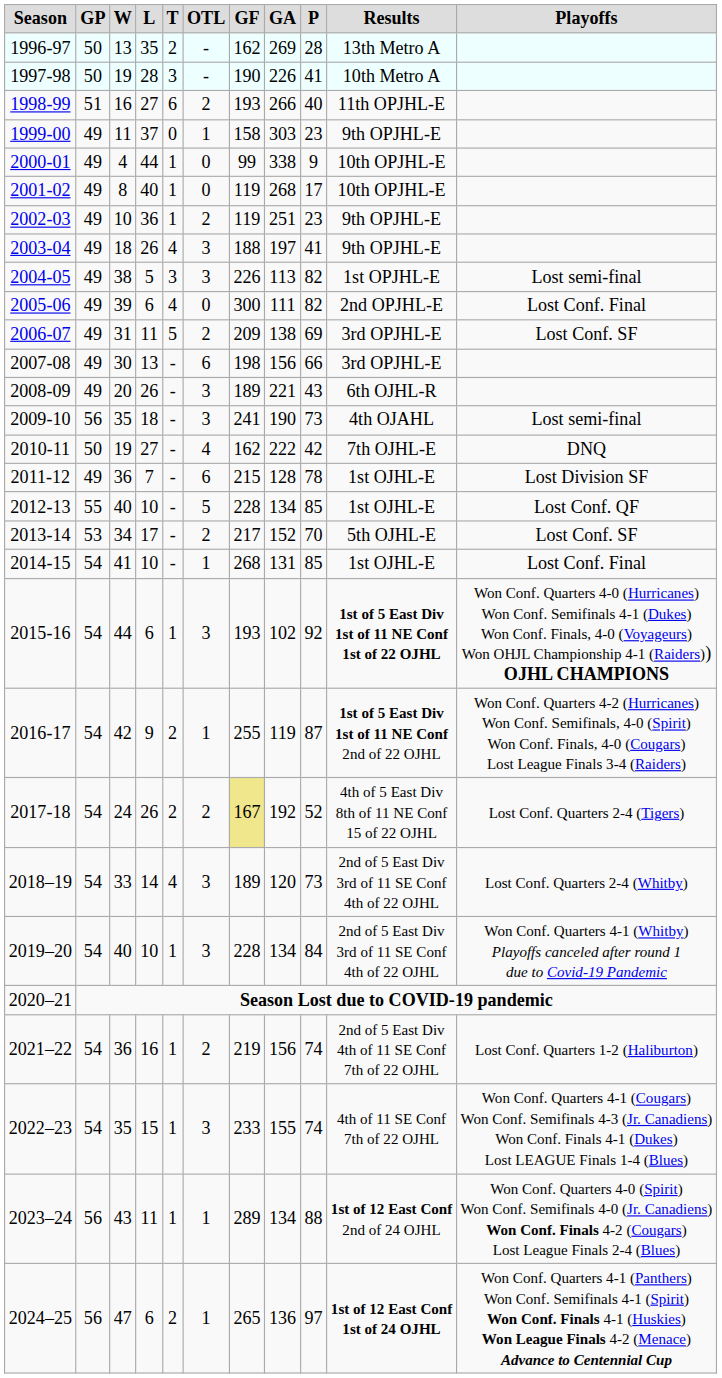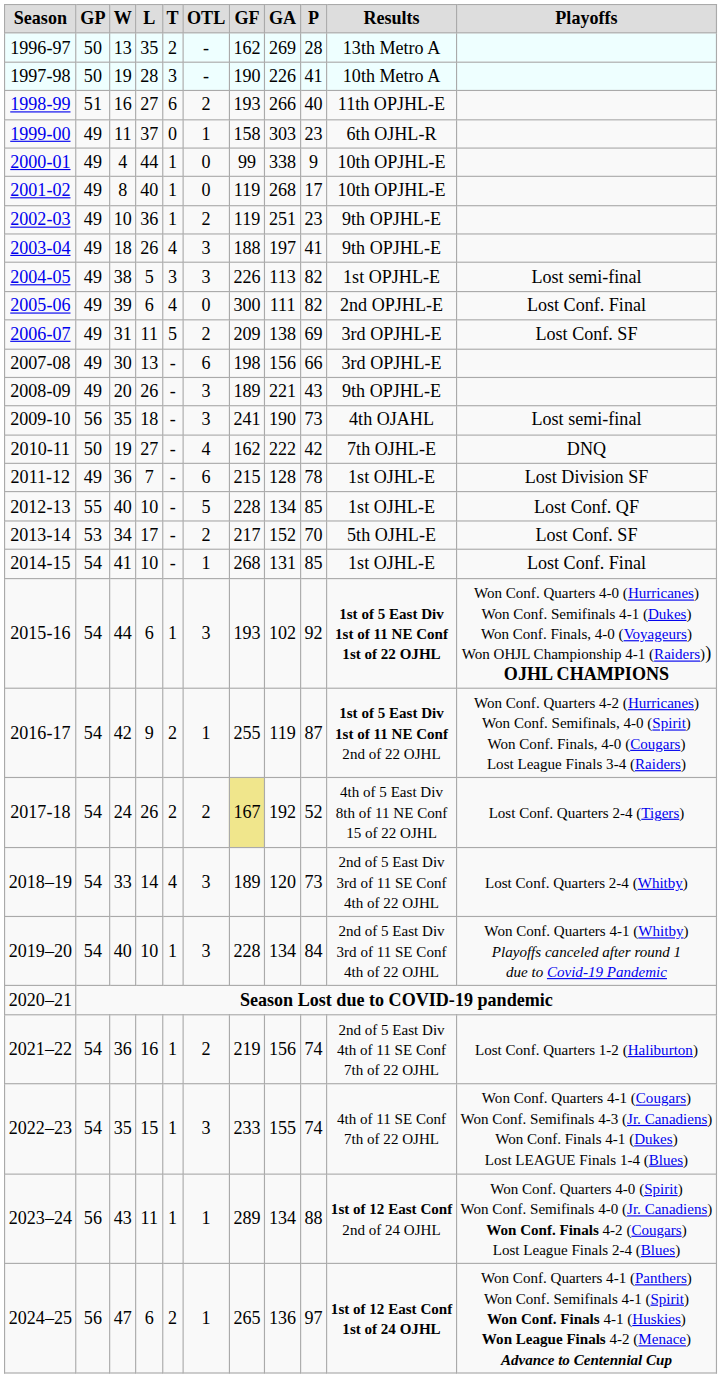(392, 133) 9th OPJHL-E -> (392, 133) 6th OJHL-R
(392, 391) 6th OJHL-R -> (392, 391) 9th OPJHL-E
